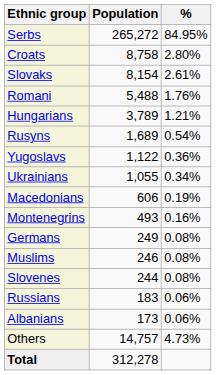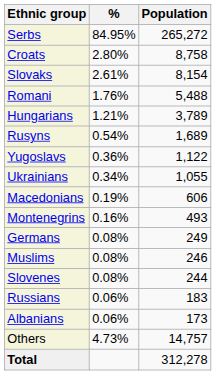columns swapped: (125, 14) <-> (186, 14)
